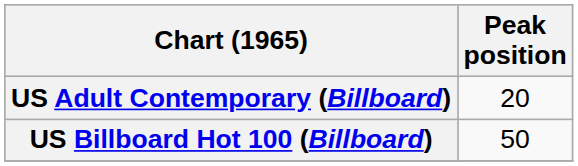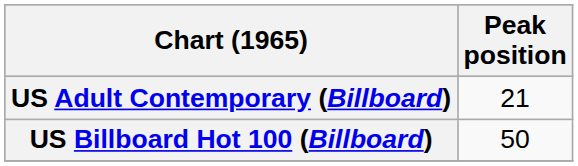(515, 97) 20 -> (515, 97) 21
